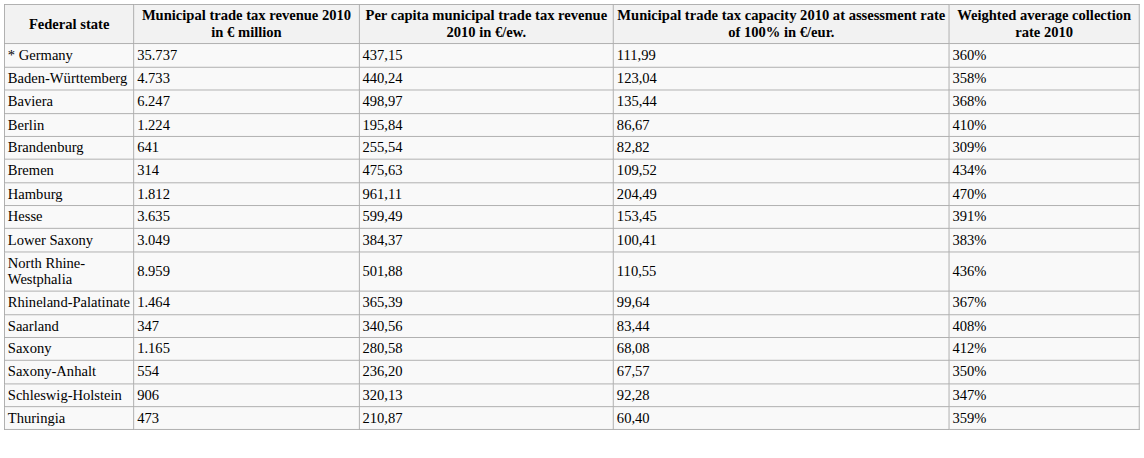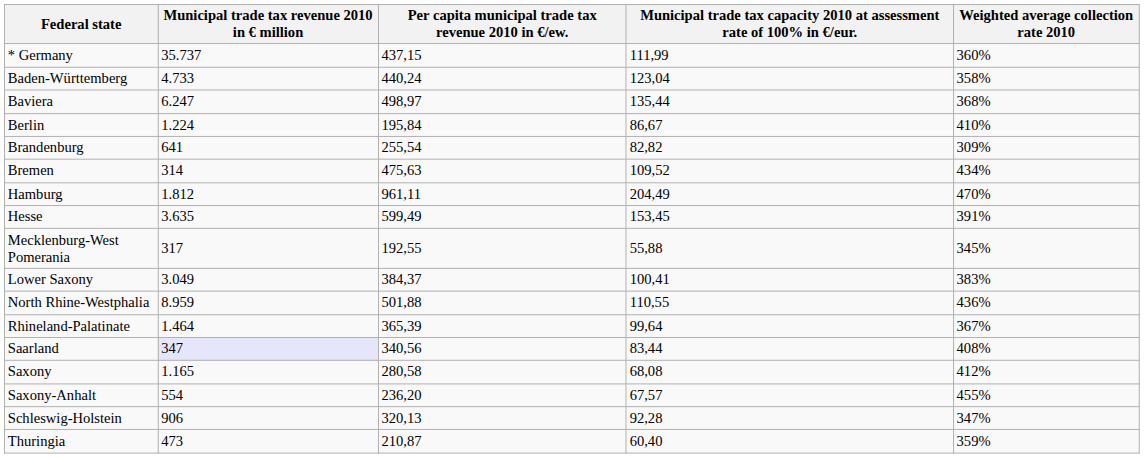+ row: (63, 248)
(148, 325) no background -> (172, 348) lavender background
(969, 372) 350% -> (974, 395) 455%
